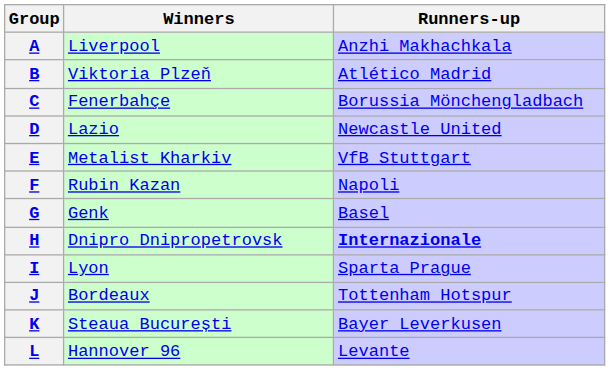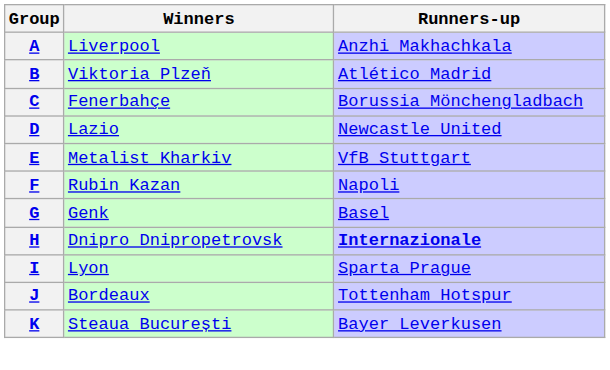- row: (34, 352)
